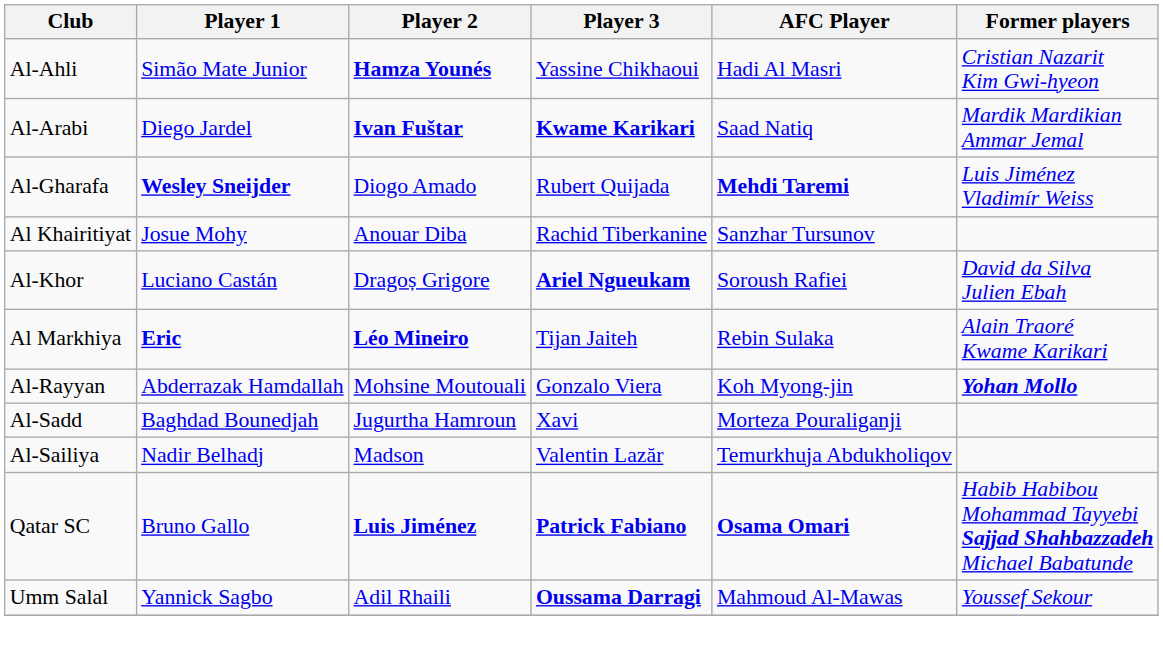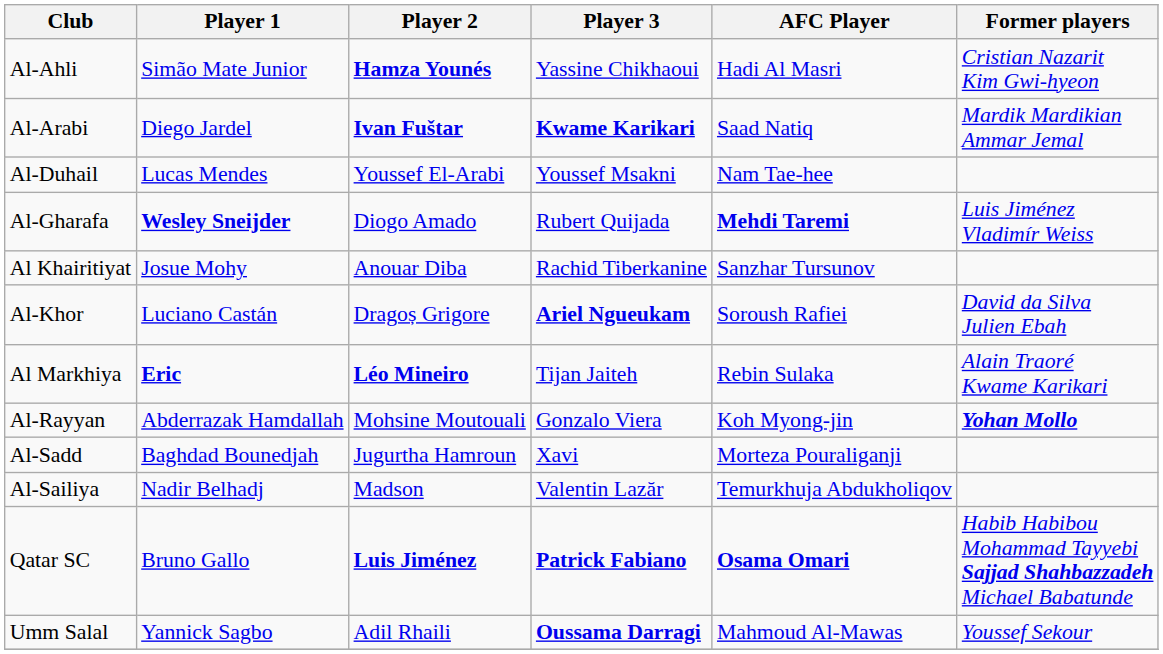+ row: (54, 174)
